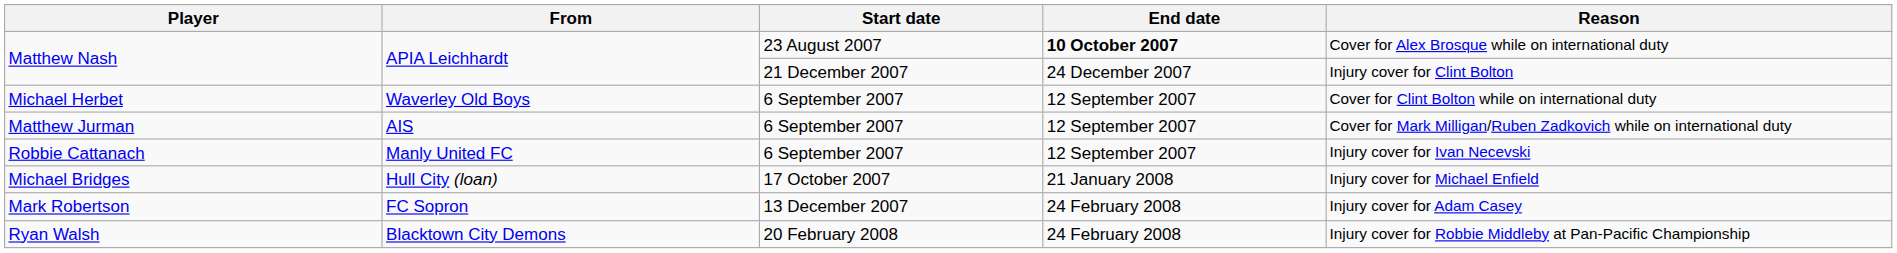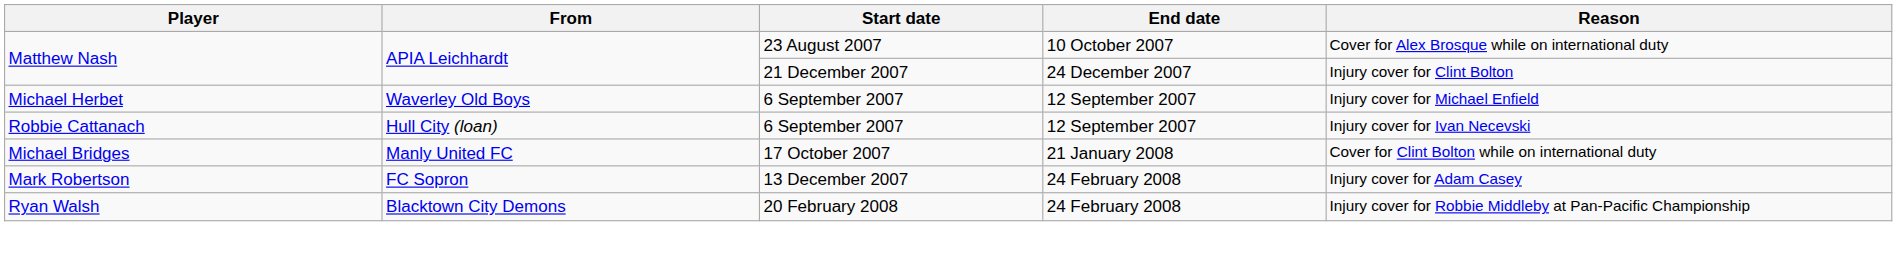(1112, 45) bold -> (1110, 45) normal
(1493, 99) Cover for Clint Bolton while on international duty -> (1434, 99) Injury cover for Michael Enfield
- row: (71, 126)
(449, 153) Manly United FC -> (442, 126) Hull City (loan)
(442, 180) Hull City (loan) -> (449, 153) Manly United FC
(1434, 180) Injury cover for Michael Enfield -> (1493, 153) Cover for Clint Bolton while on international duty
